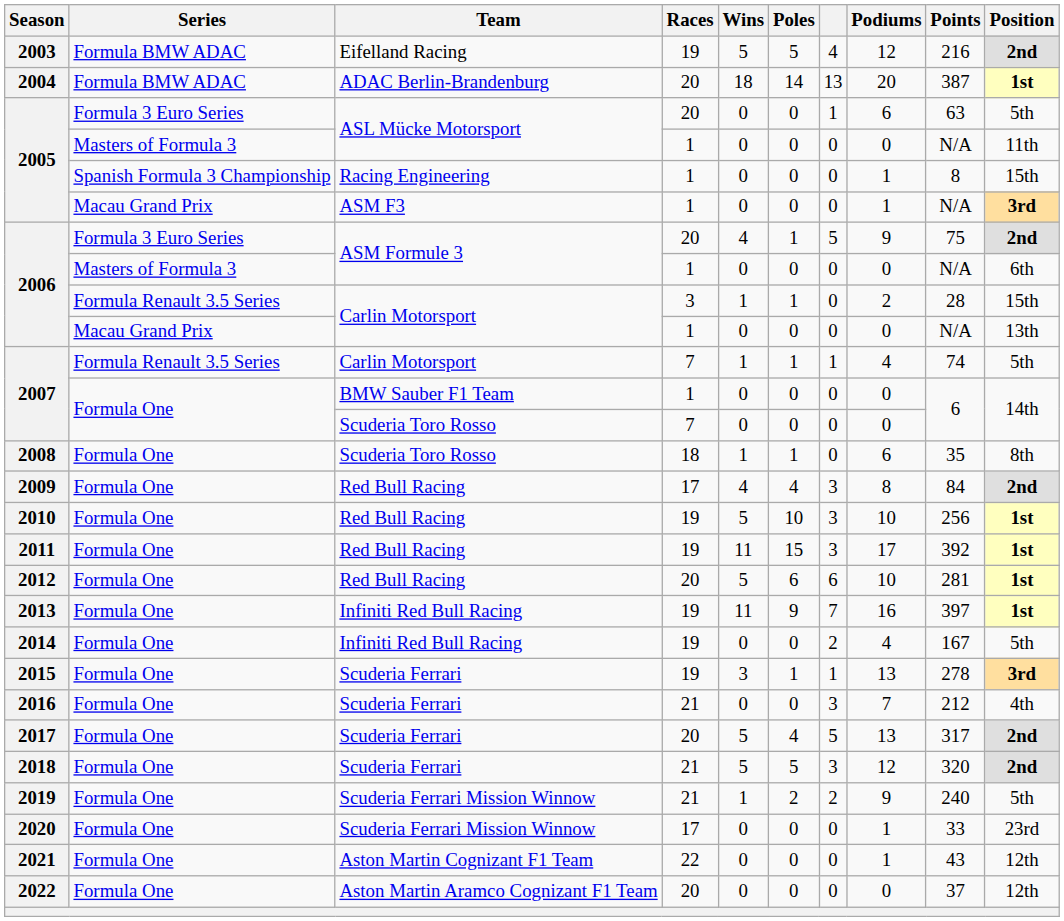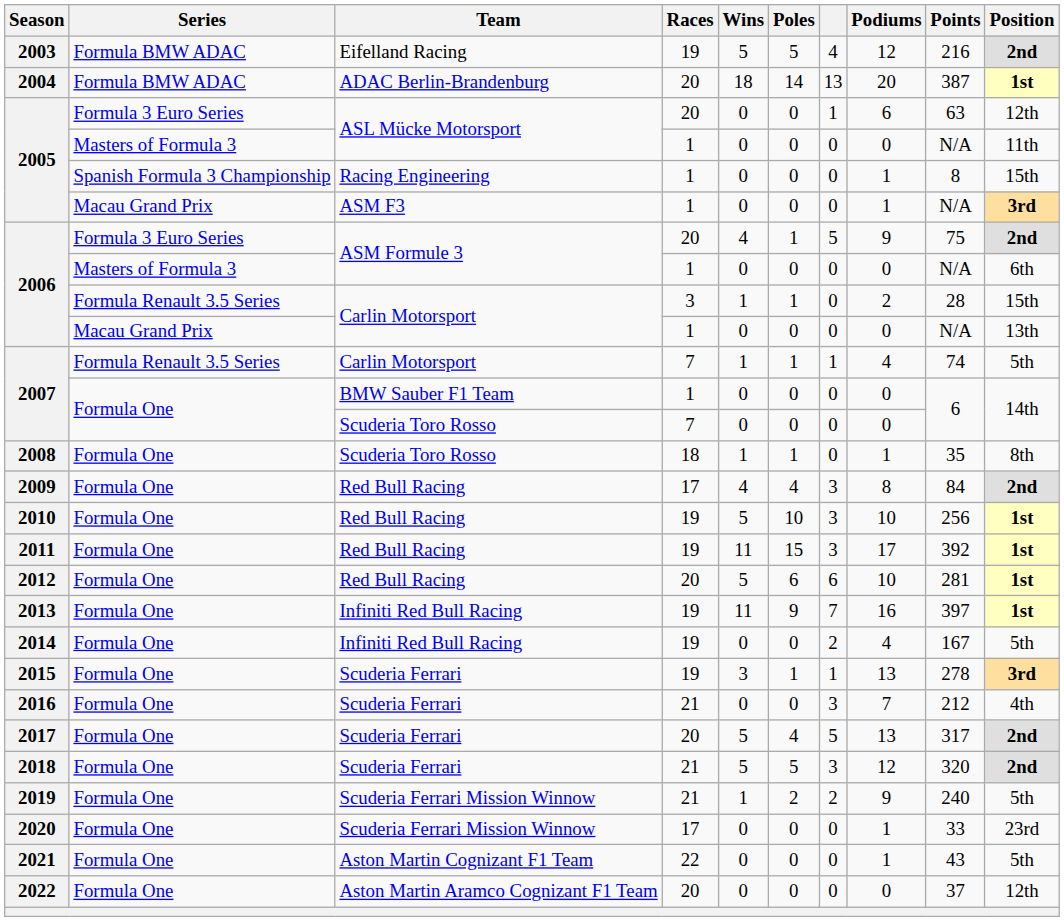(1022, 113) 5th -> (1022, 113) 12th
(886, 456) 6 -> (886, 456) 1
(1022, 860) 12th -> (1022, 860) 5th
